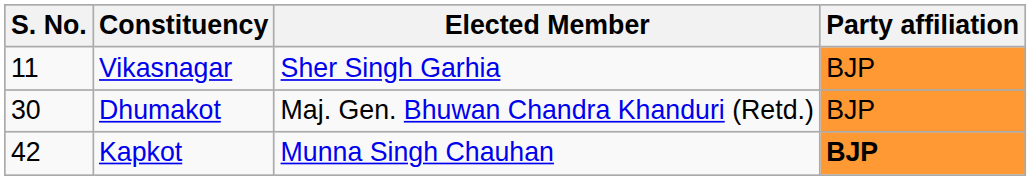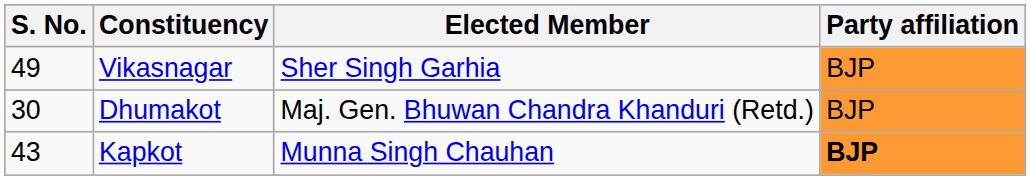(25, 68) 11 -> (26, 68) 49
(26, 152) 42 -> (26, 152) 43
